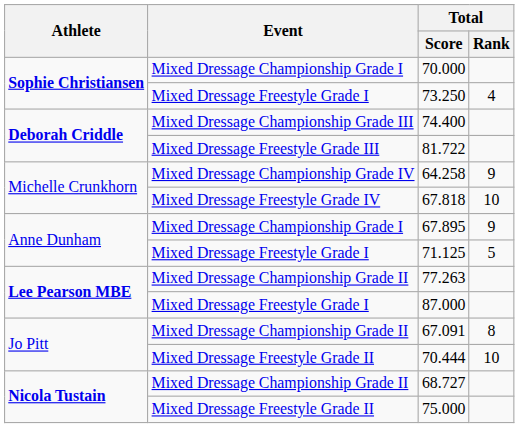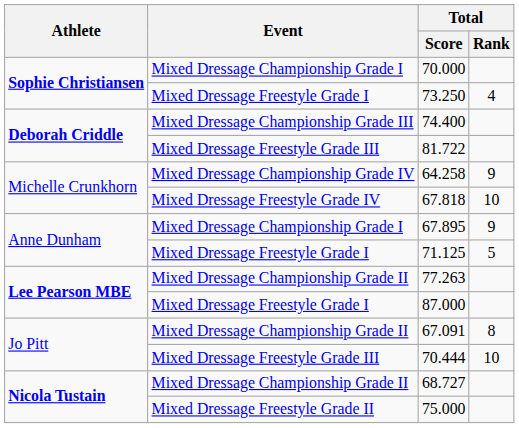(263, 357) Mixed Dressage Freestyle Grade II -> (265, 357) Mixed Dressage Freestyle Grade III
